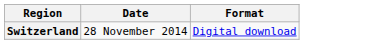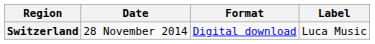+ column: (334, 13)
